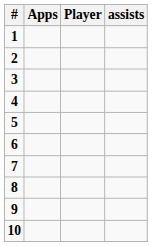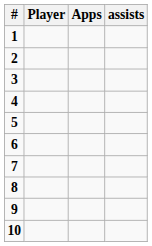columns swapped: (83, 15) <-> (43, 15)
